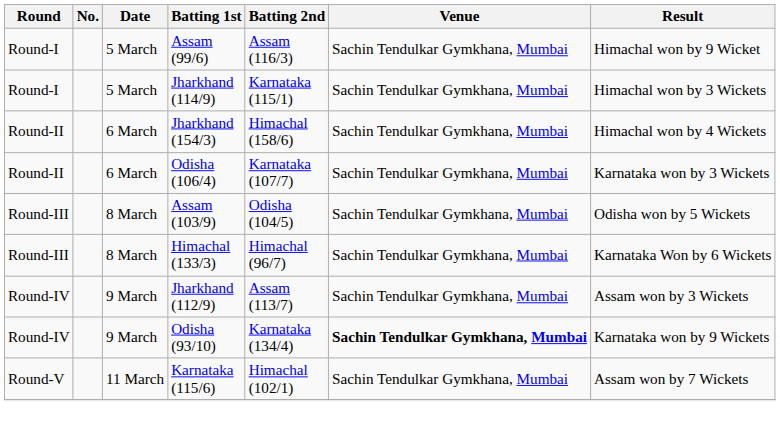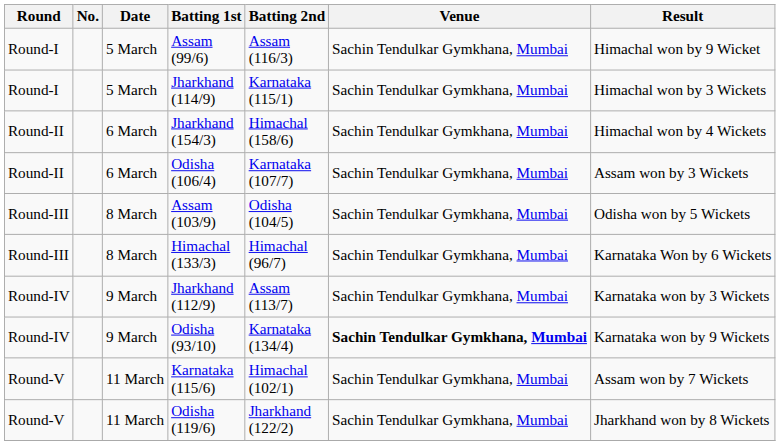(682, 172) Karnataka won by 3 Wickets -> (671, 172) Assam won by 3 Wickets
(671, 296) Assam won by 3 Wickets -> (682, 296) Karnataka won by 3 Wickets
+ row: (193, 420)
